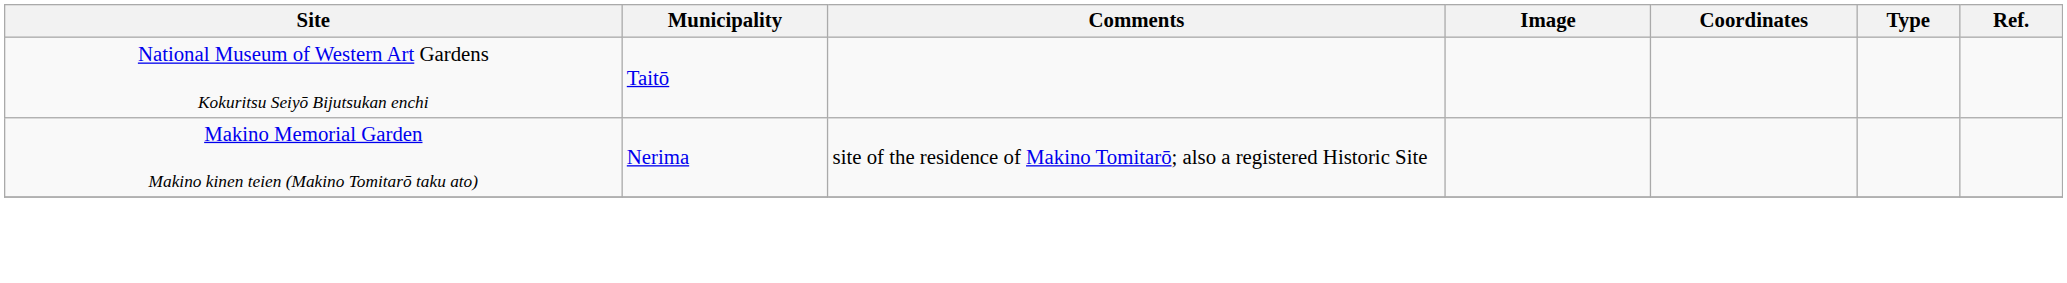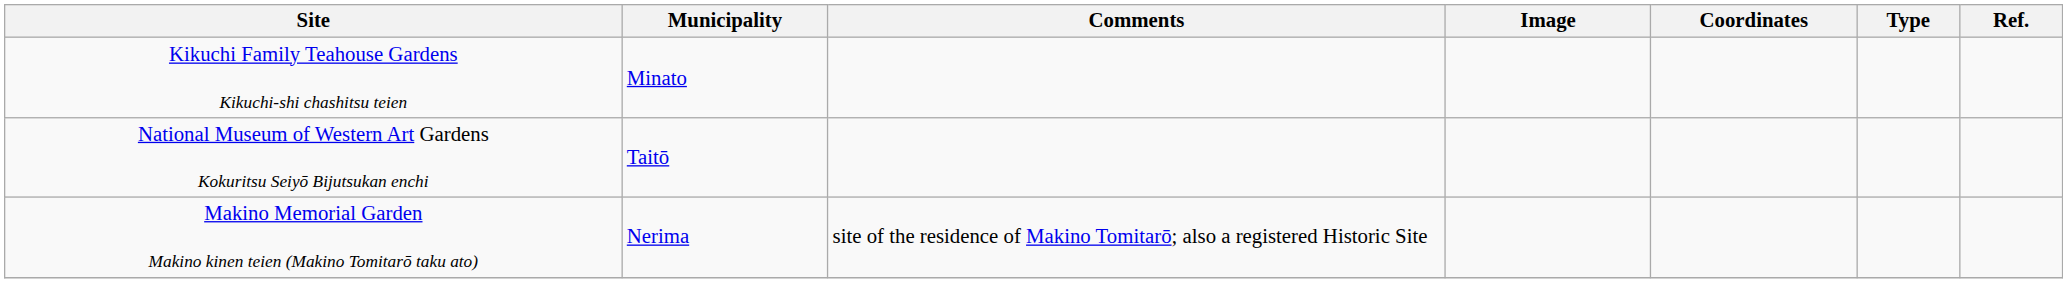+ row: (313, 77)
